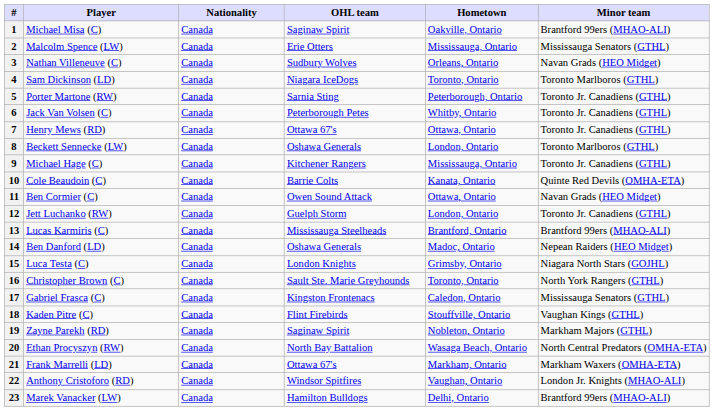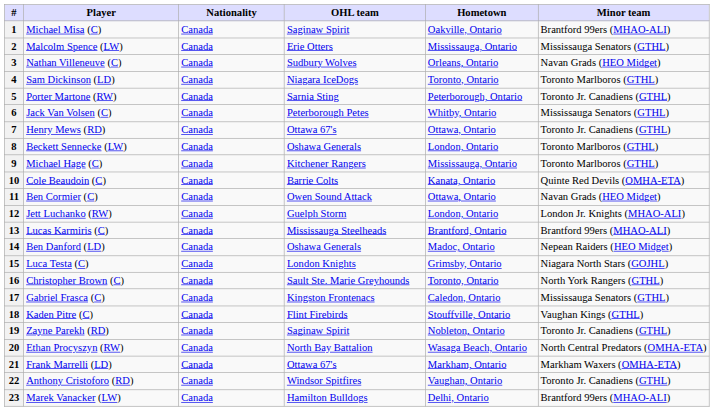(606, 113) Toronto Jr. Canadiens (GTHL) -> (605, 113) Mississauga Senators (GTHL)
(606, 163) Toronto Jr. Canadiens (GTHL) -> (599, 163) Toronto Marlboros (GTHL)
(606, 213) Toronto Jr. Canadiens (GTHL) -> (613, 213) London Jr. Knights (MHAO-ALI)
(596, 331) Markham Majors (GTHL) -> (606, 331) Toronto Jr. Canadiens (GTHL)
(613, 381) London Jr. Knights (MHAO-ALI) -> (606, 381) Toronto Jr. Canadiens (GTHL)
